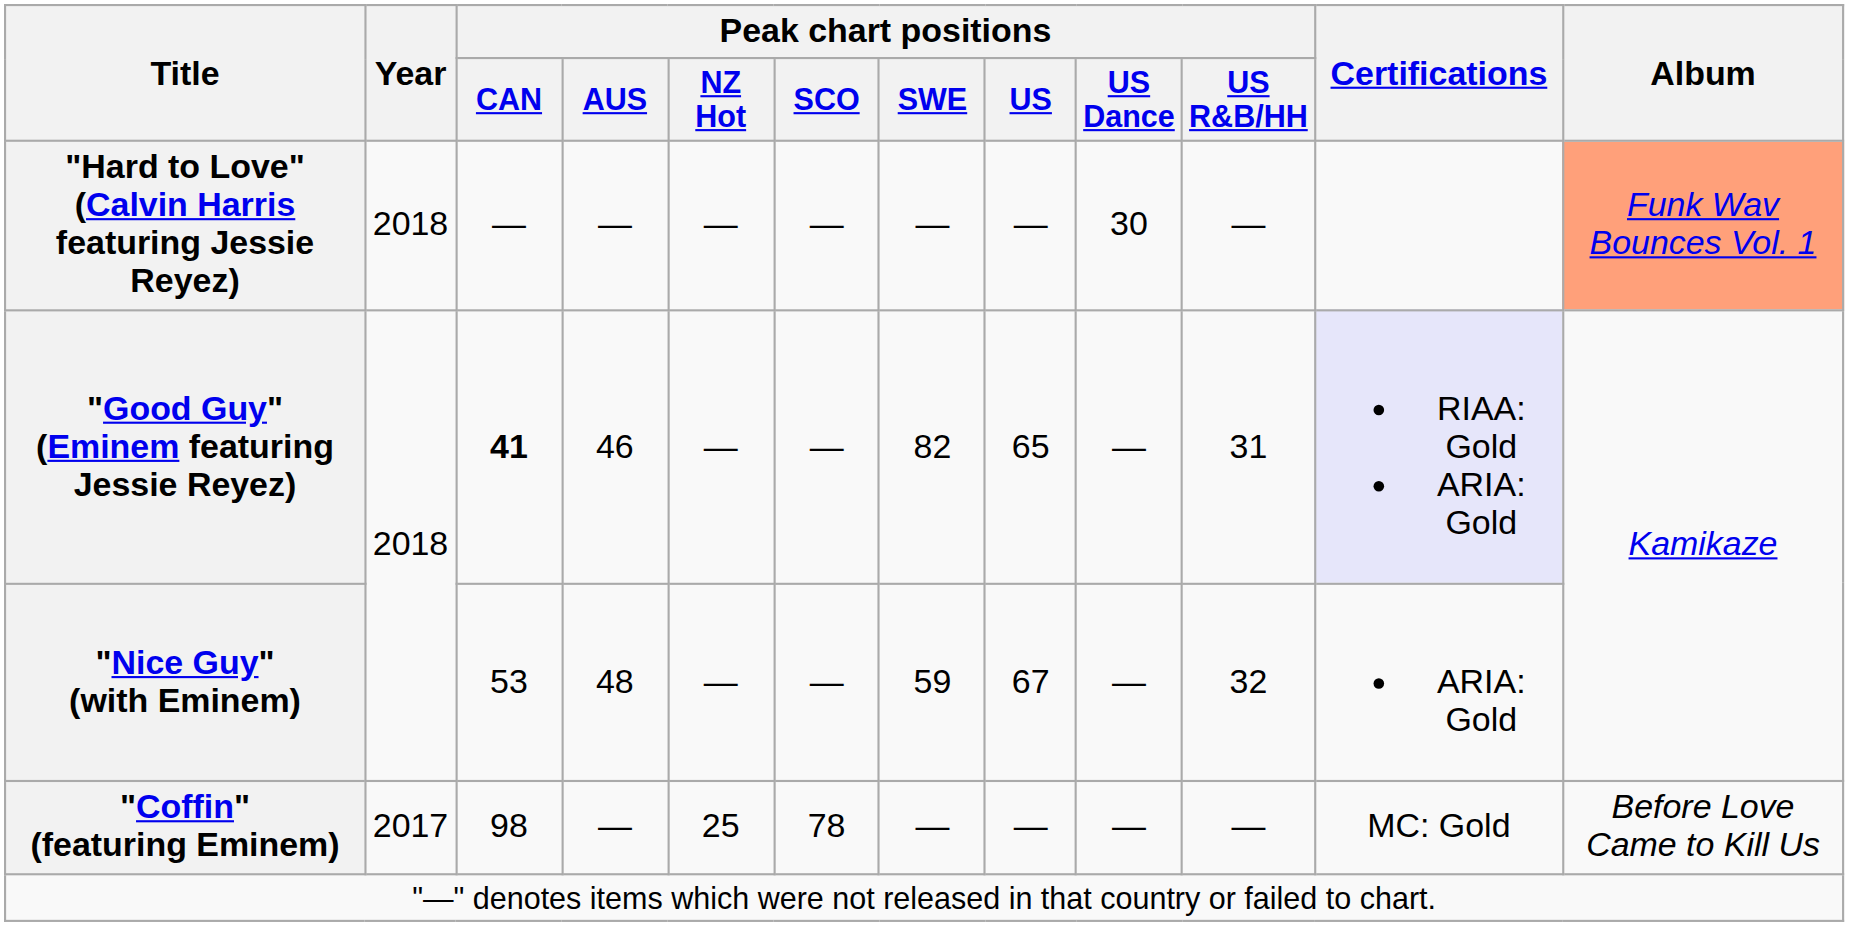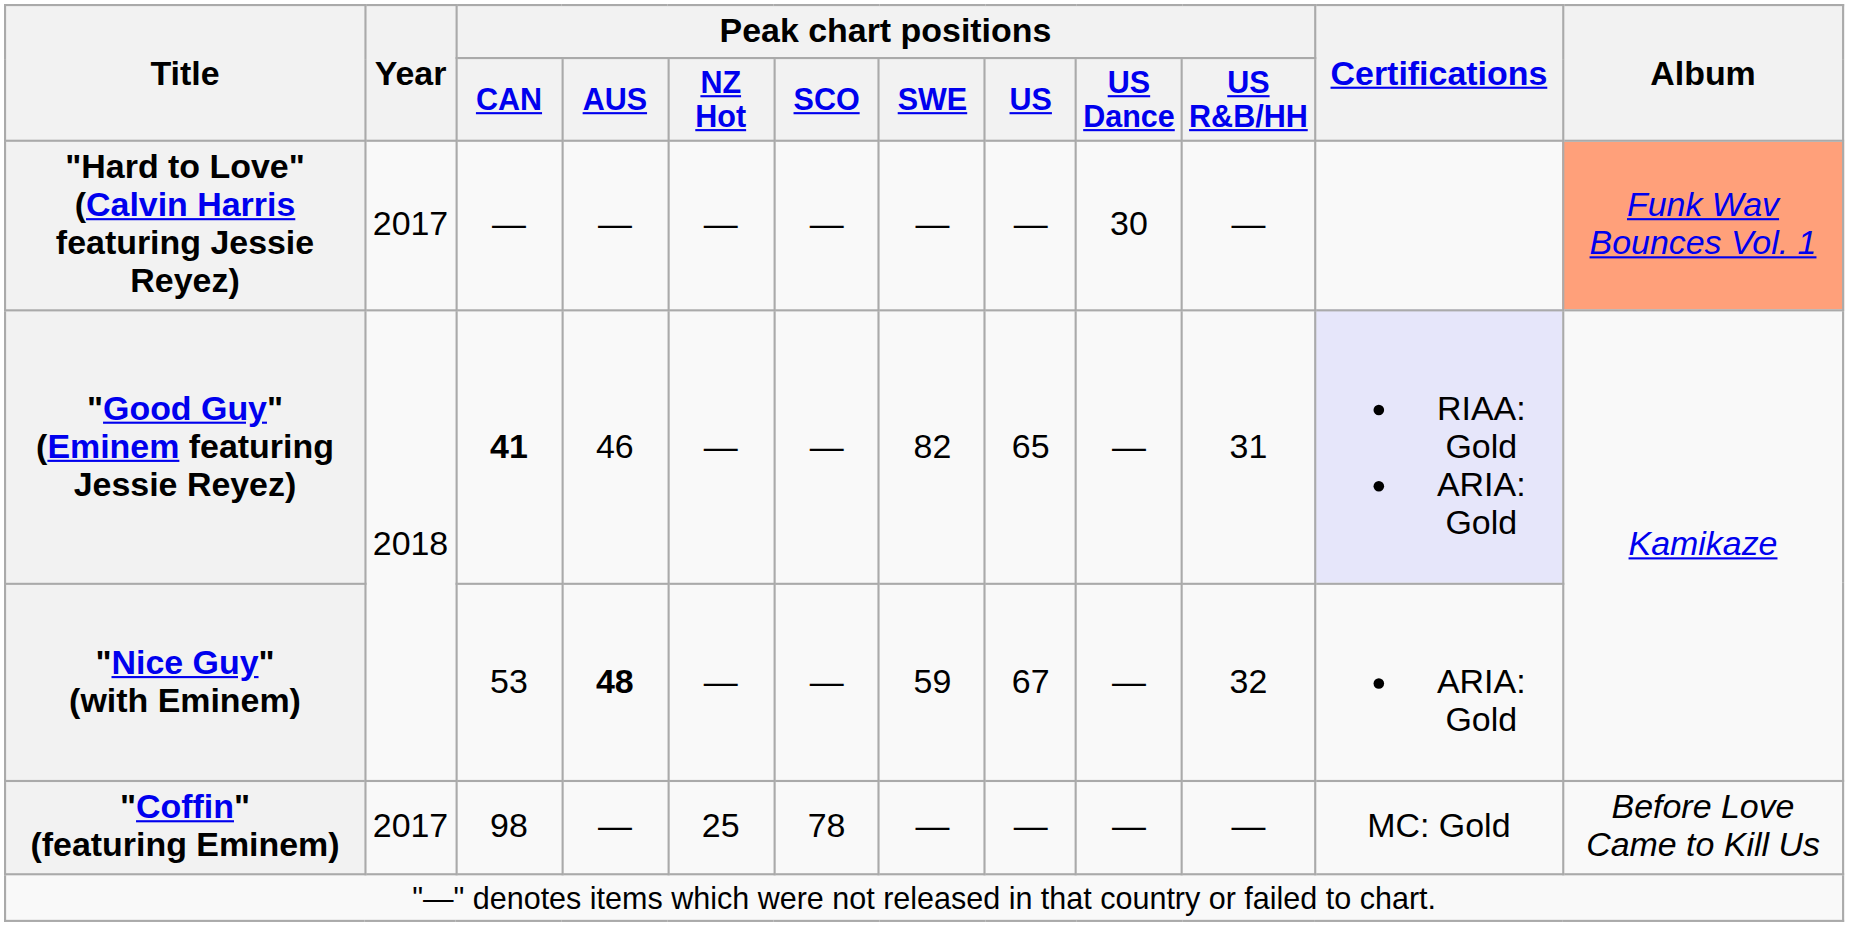(411, 224) 2018 -> (411, 224) 2017
(615, 681) normal -> (615, 681) bold
